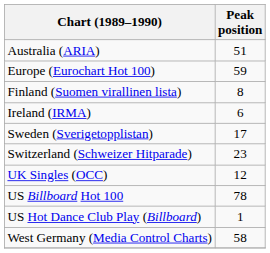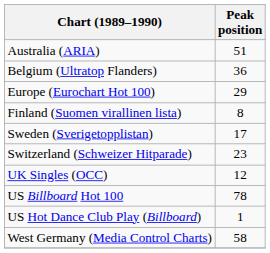+ row: (82, 71)
(240, 71) 59 -> (240, 92) 29
- row: (49, 112)
